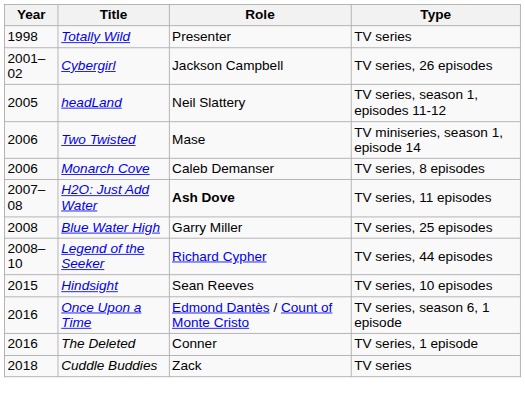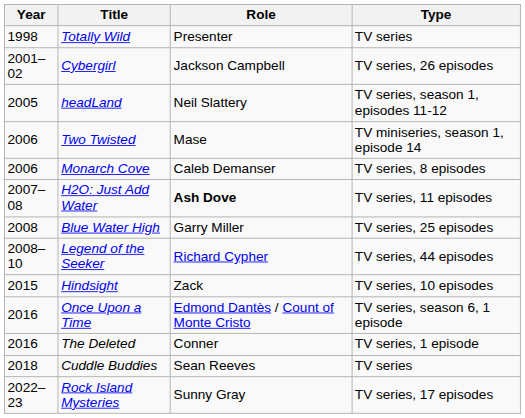(213, 285) Sean Reeves -> (188, 285) Zack
(187, 365) Zack -> (214, 365) Sean Reeves
+ row: (97, 395)
